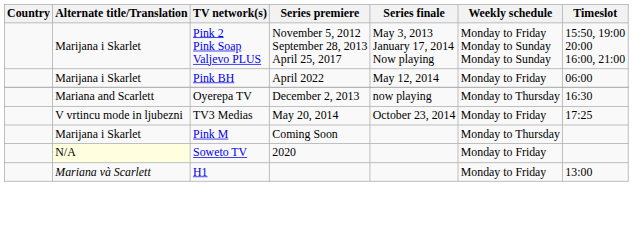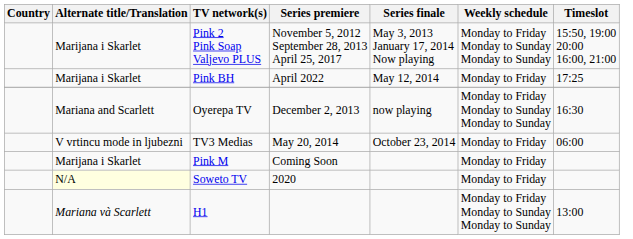(579, 78) 06:00 -> (570, 78) 17:25
(510, 96) Monday to Thursday -> (506, 110) Monday to Friday Monday to Sunday Monday to Sunday
(579, 115) 17:25 -> (570, 142) 06:00
(510, 134) Monday to Thursday -> (504, 161) Monday to Friday
(504, 171) Monday to Friday -> (506, 211) Monday to Friday Monday to Sunday Monday to Sunday
